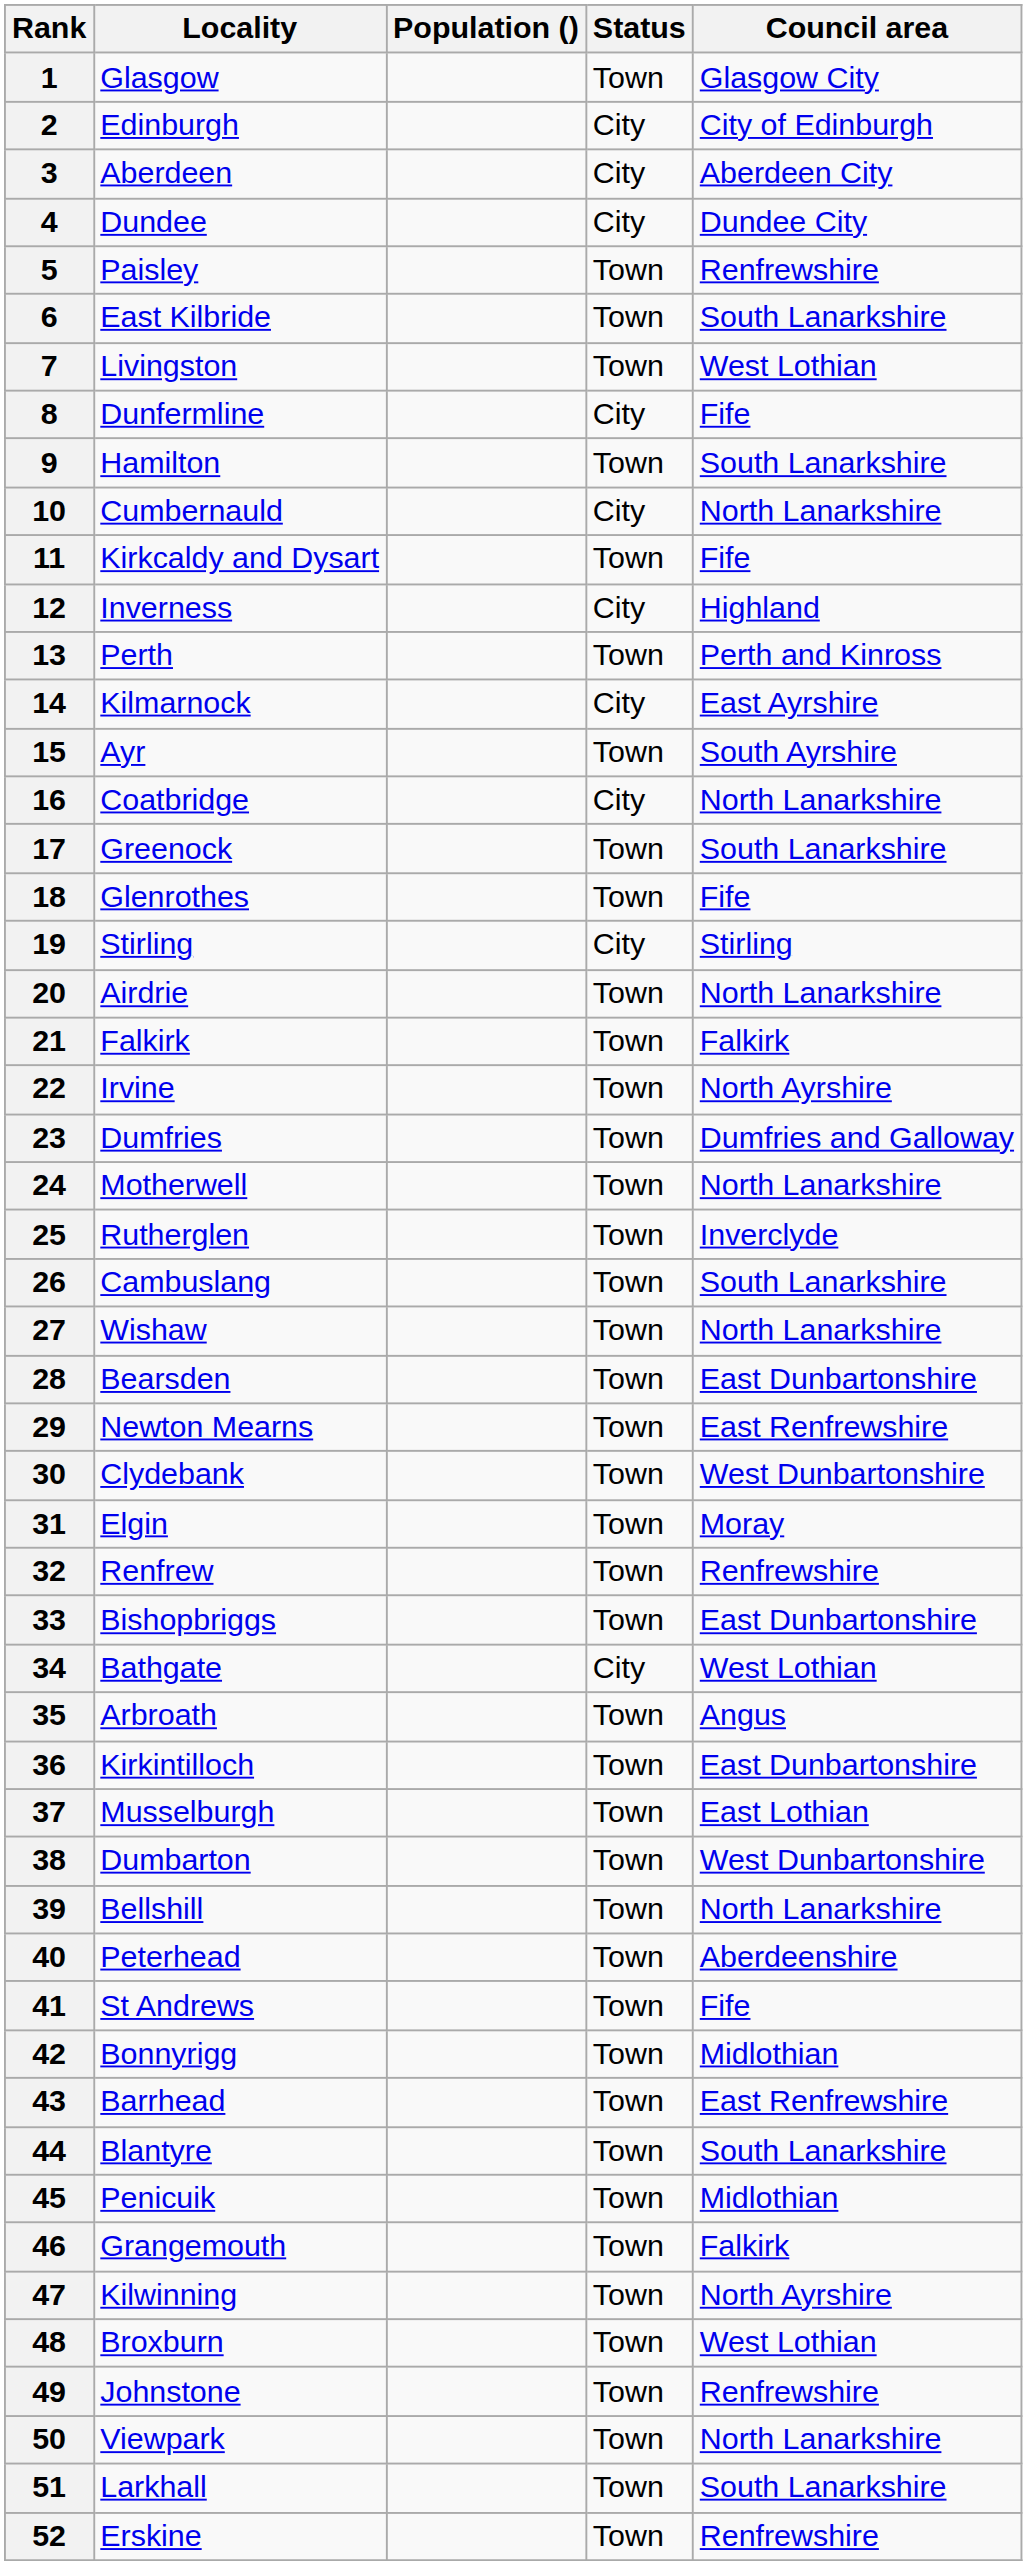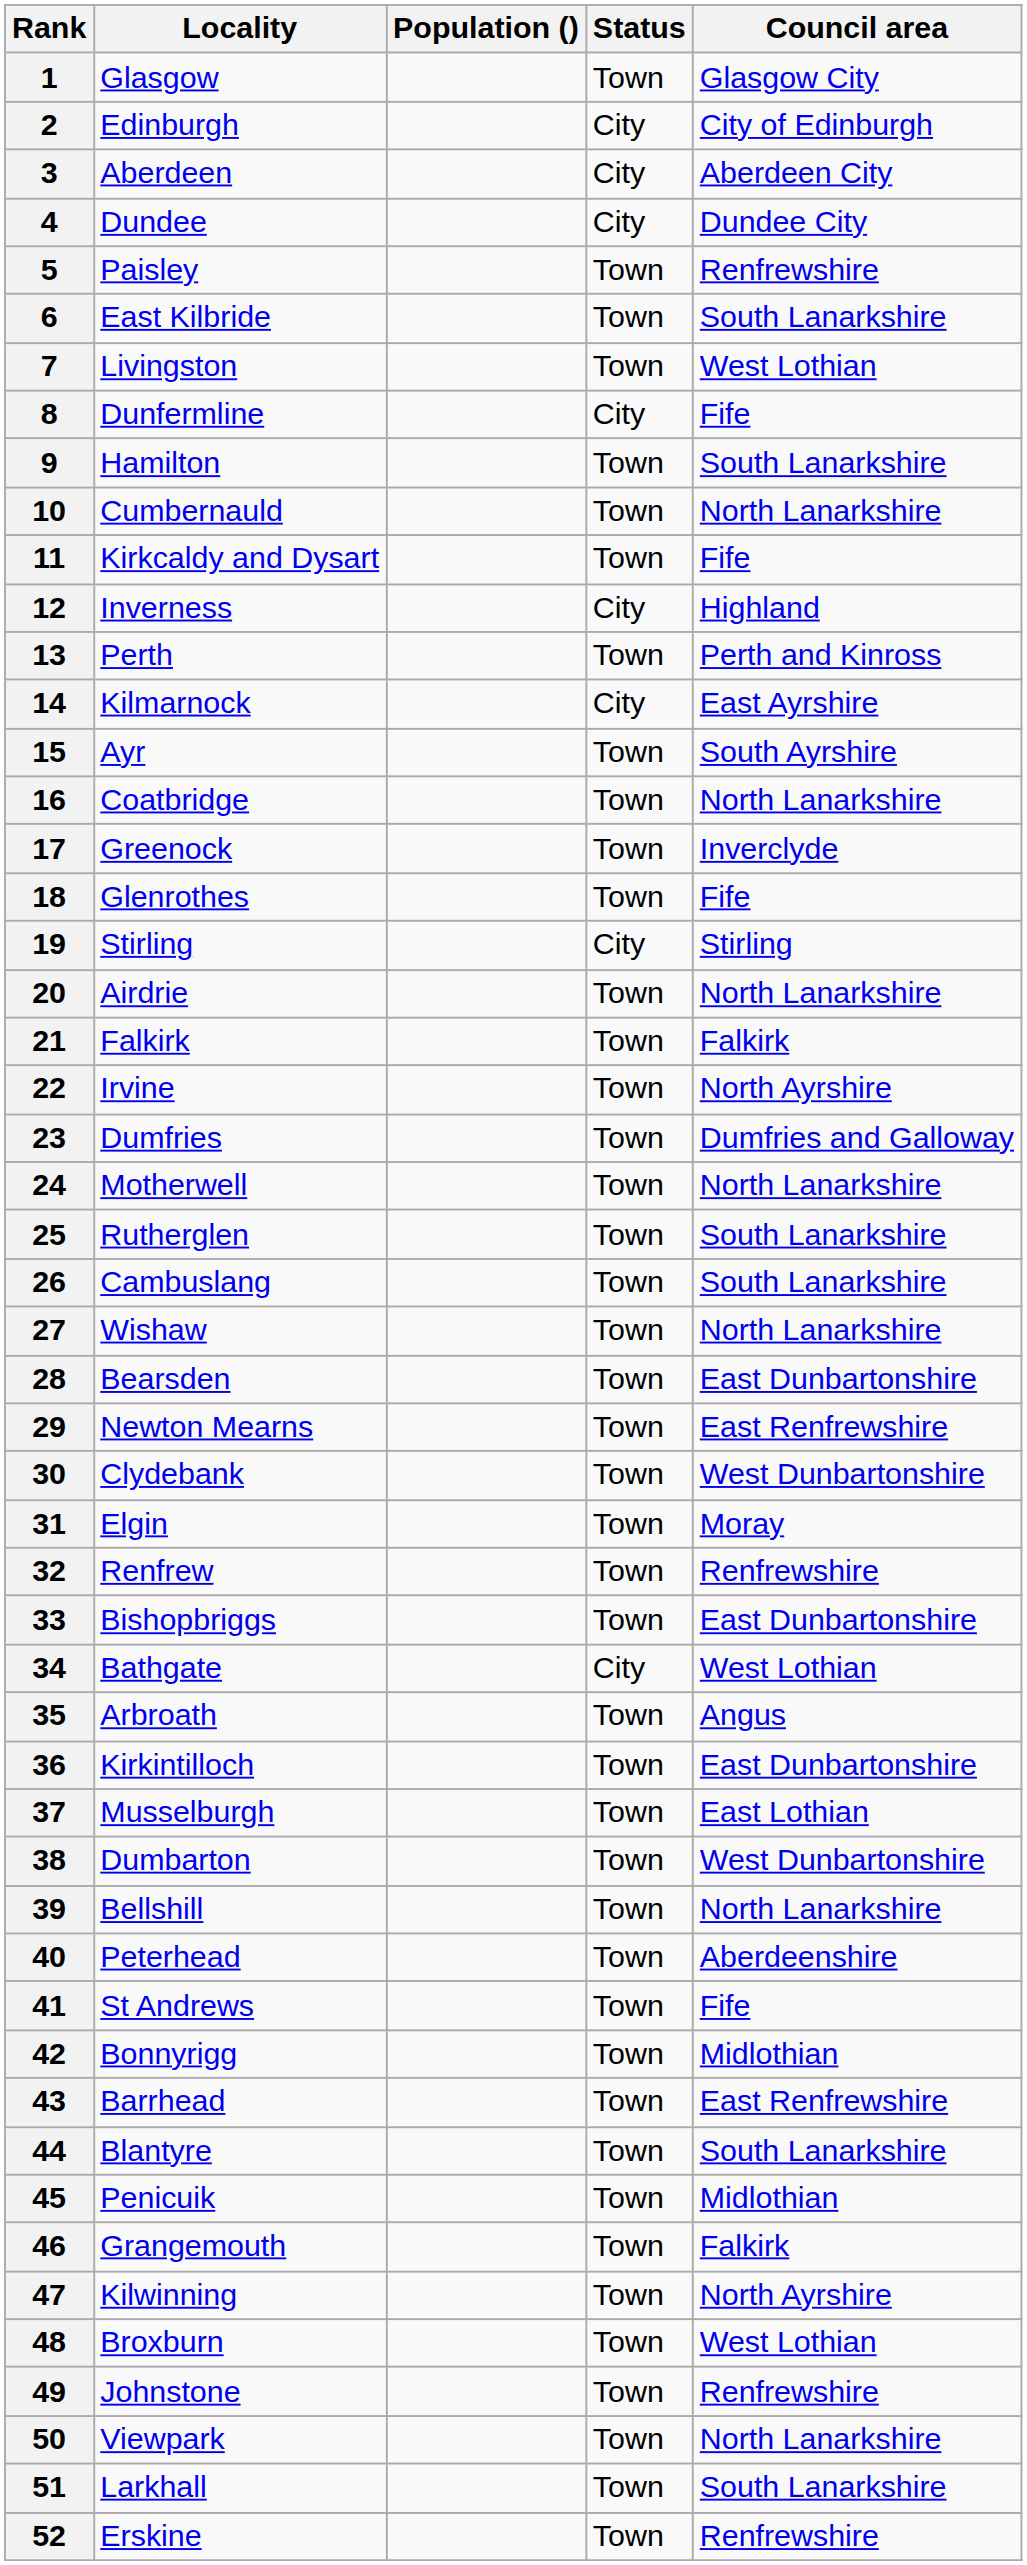(619, 510) City -> (628, 510) Town
(619, 800) City -> (628, 800) Town
(823, 848) South Lanarkshire -> (769, 848) Inverclyde
(769, 1233) Inverclyde -> (823, 1233) South Lanarkshire
